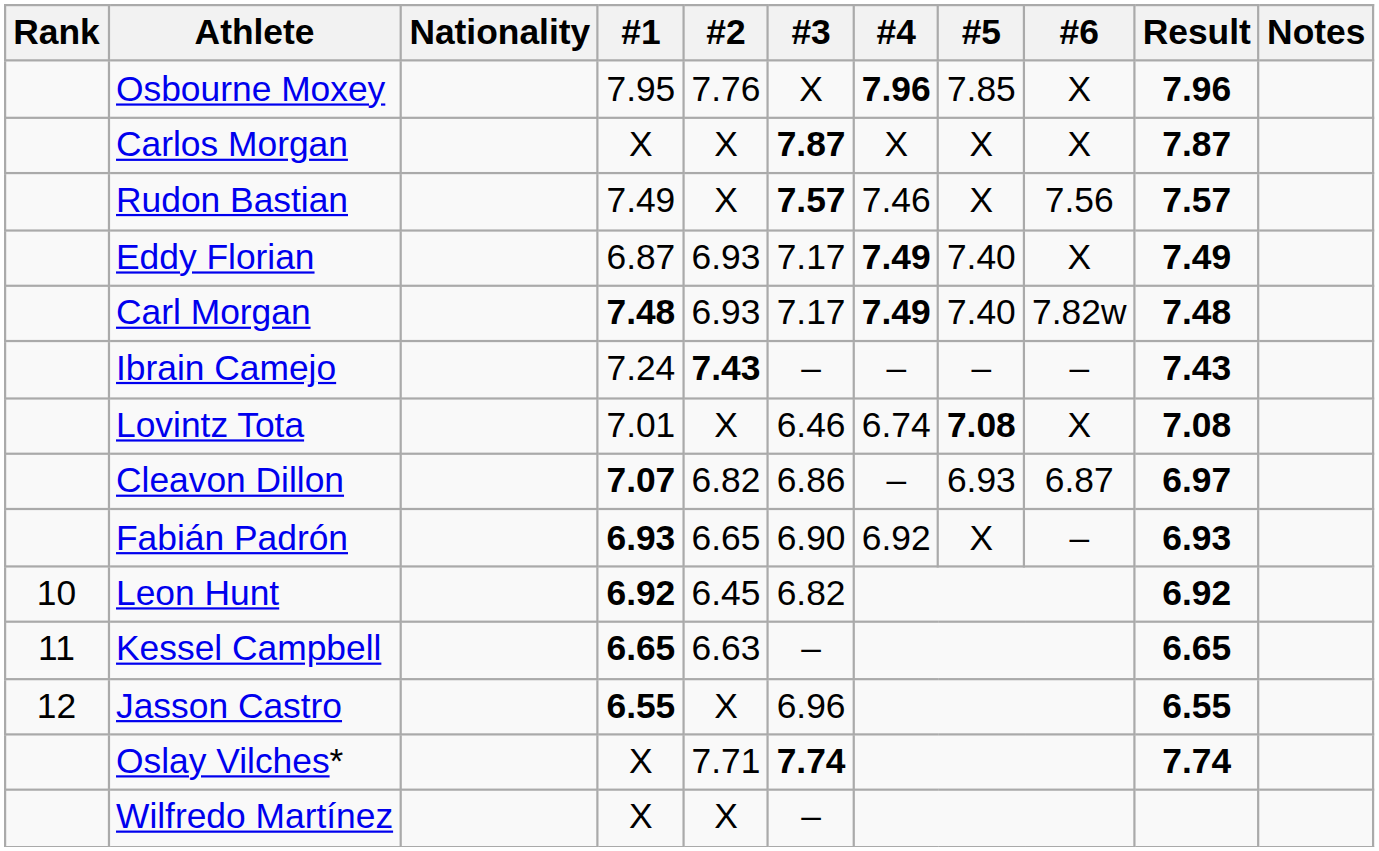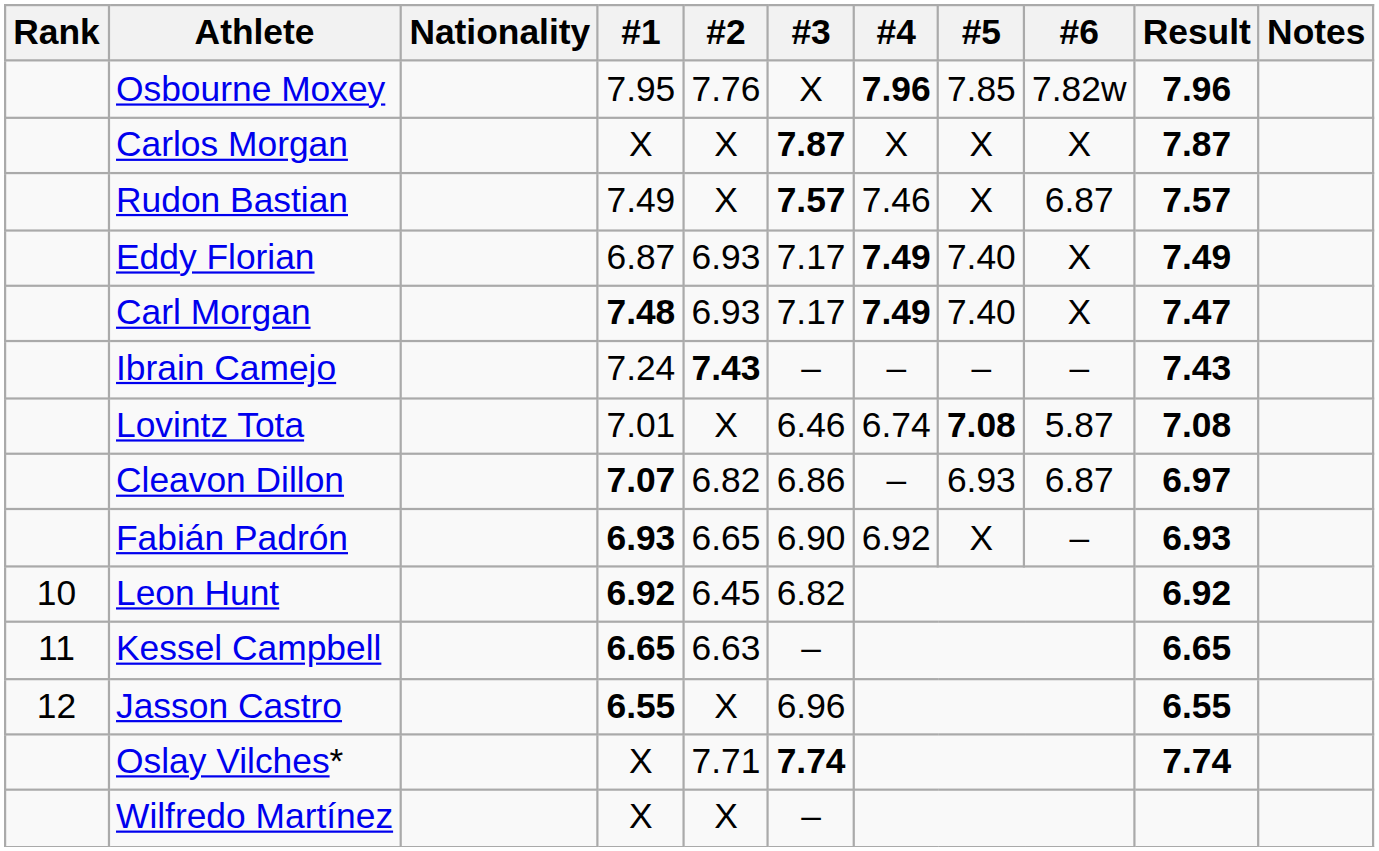(1079, 88) X -> (1079, 88) 7.82w
(1079, 200) 7.56 -> (1079, 200) 6.87
(1079, 312) 7.82w -> (1079, 312) X
(1197, 312) 7.48 -> (1197, 312) 7.47
(1079, 425) X -> (1079, 425) 5.87
